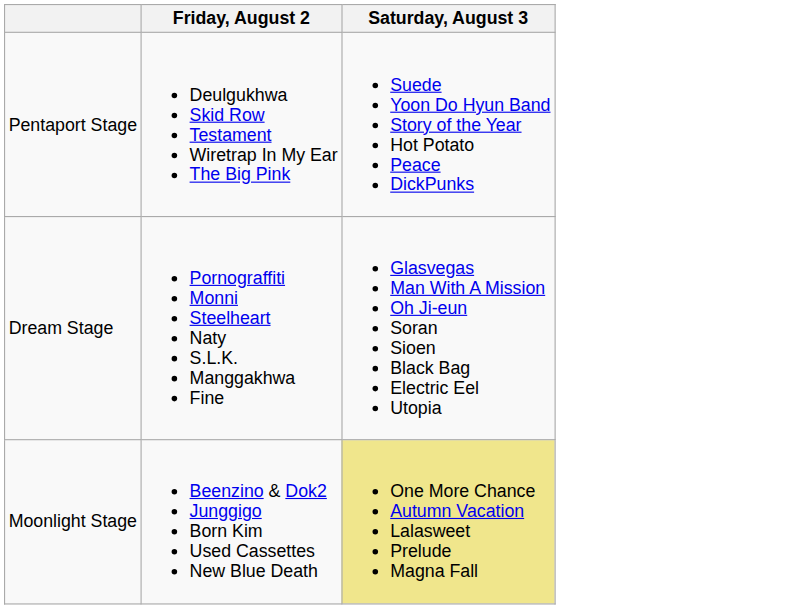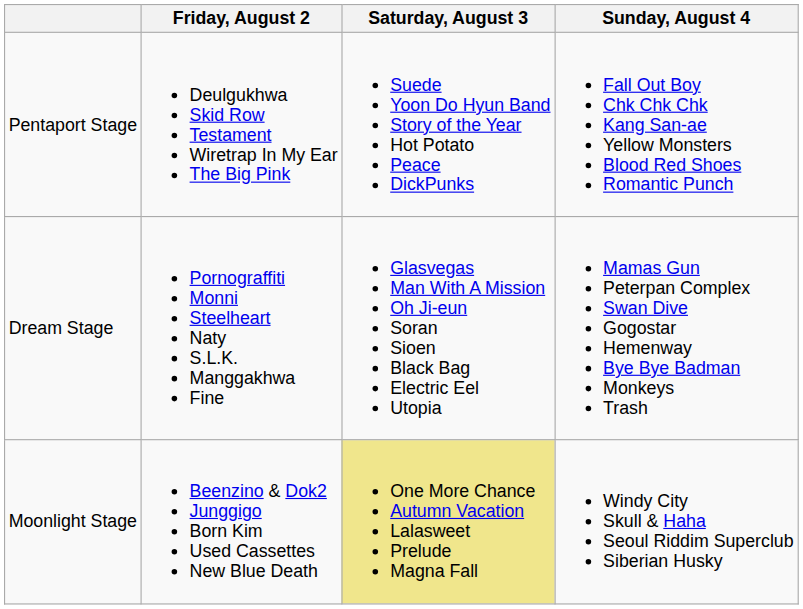+ column: (676, 18)
